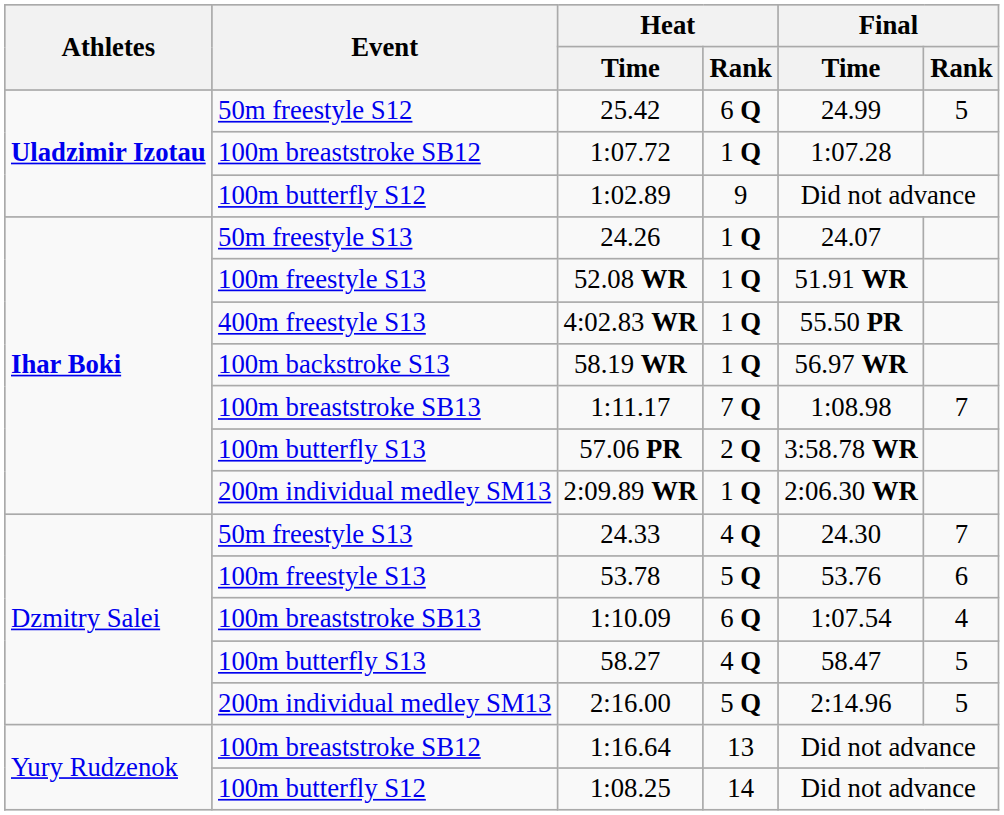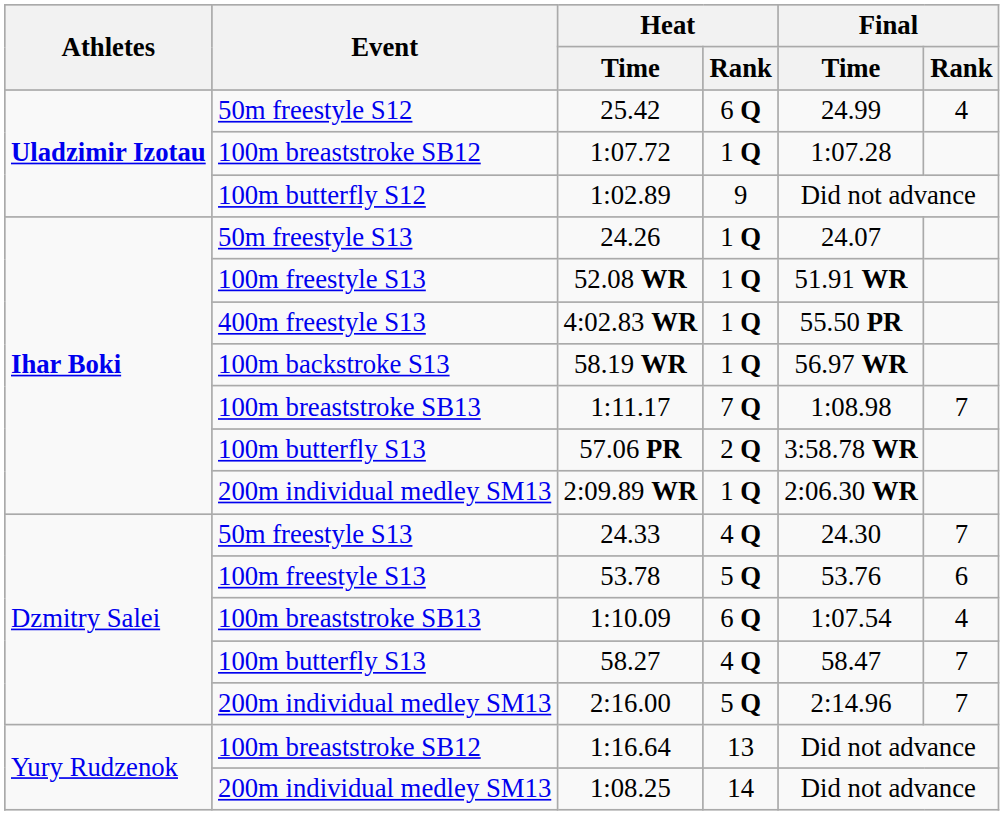(961, 110) 5 -> (961, 110) 4
(961, 661) 5 -> (961, 661) 7
(961, 703) 5 -> (961, 703) 7
(322, 788) 100m butterfly S12 -> (385, 788) 200m individual medley SM13
